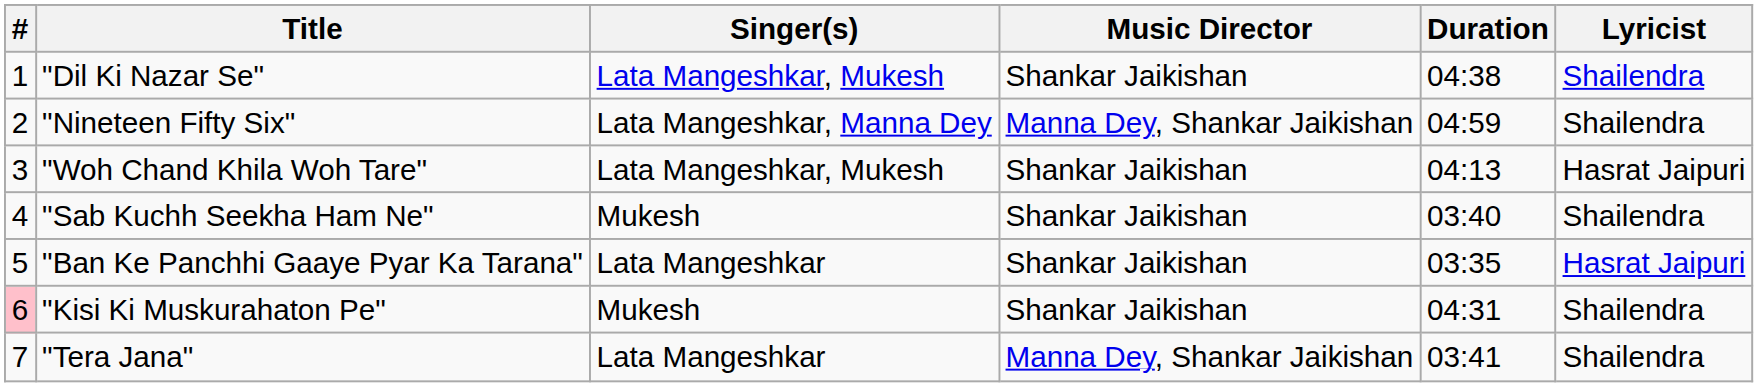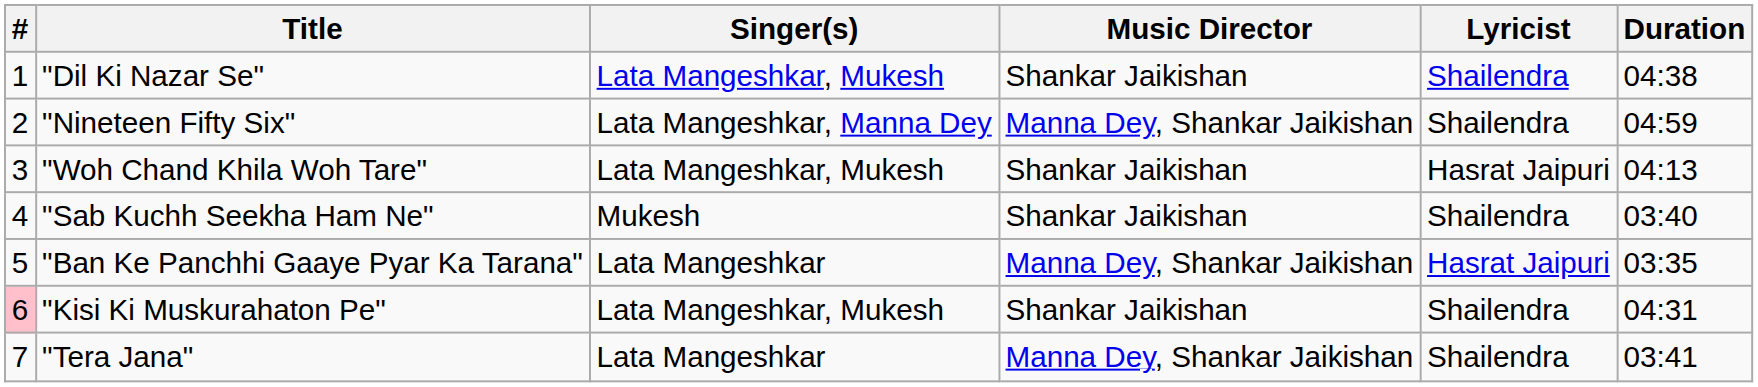columns swapped: (1654, 29) <-> (1488, 29)
(1127, 263) Shankar Jaikishan -> (1209, 263) Manna Dey, Shankar Jaikishan
(648, 310) Mukesh -> (770, 310) Lata Mangeshkar, Mukesh
